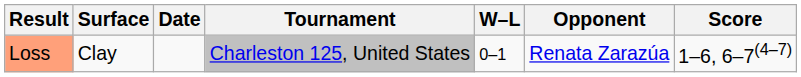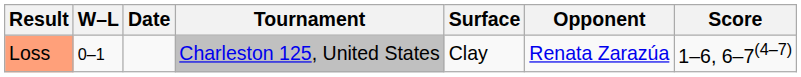columns swapped: (500, 19) <-> (114, 19)
